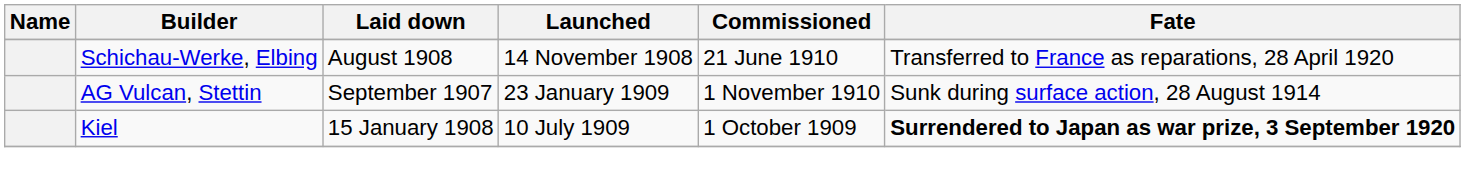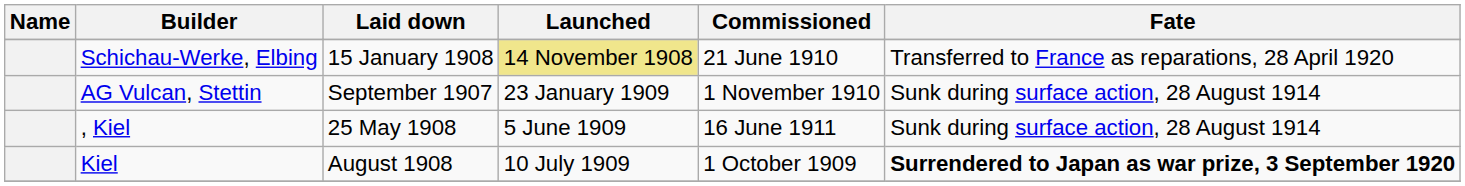(390, 57) August 1908 -> (411, 57) 15 January 1908
(598, 57) no background -> (598, 57) khaki background
+ row: (105, 127)
(411, 127) 15 January 1908 -> (390, 163) August 1908
